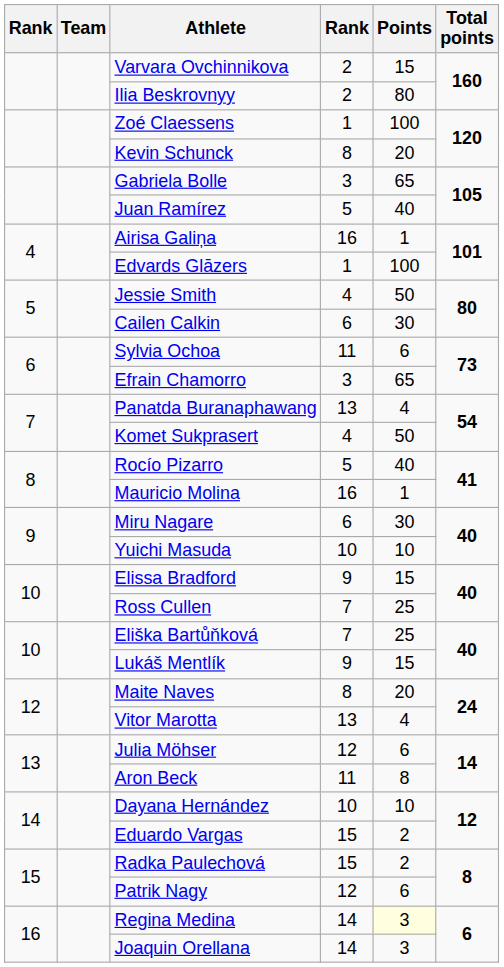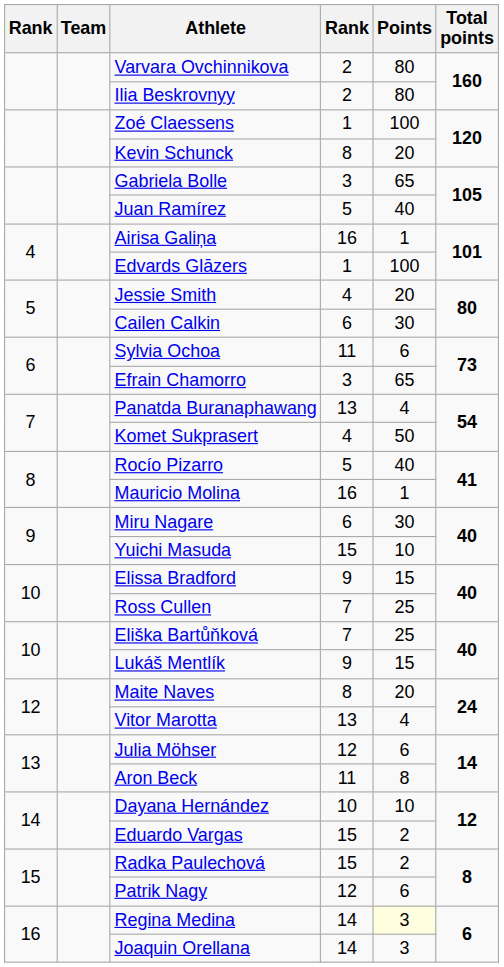(404, 67) 15 -> (404, 67) 80
(404, 294) 50 -> (404, 294) 20
(347, 550) 10 -> (347, 550) 15
